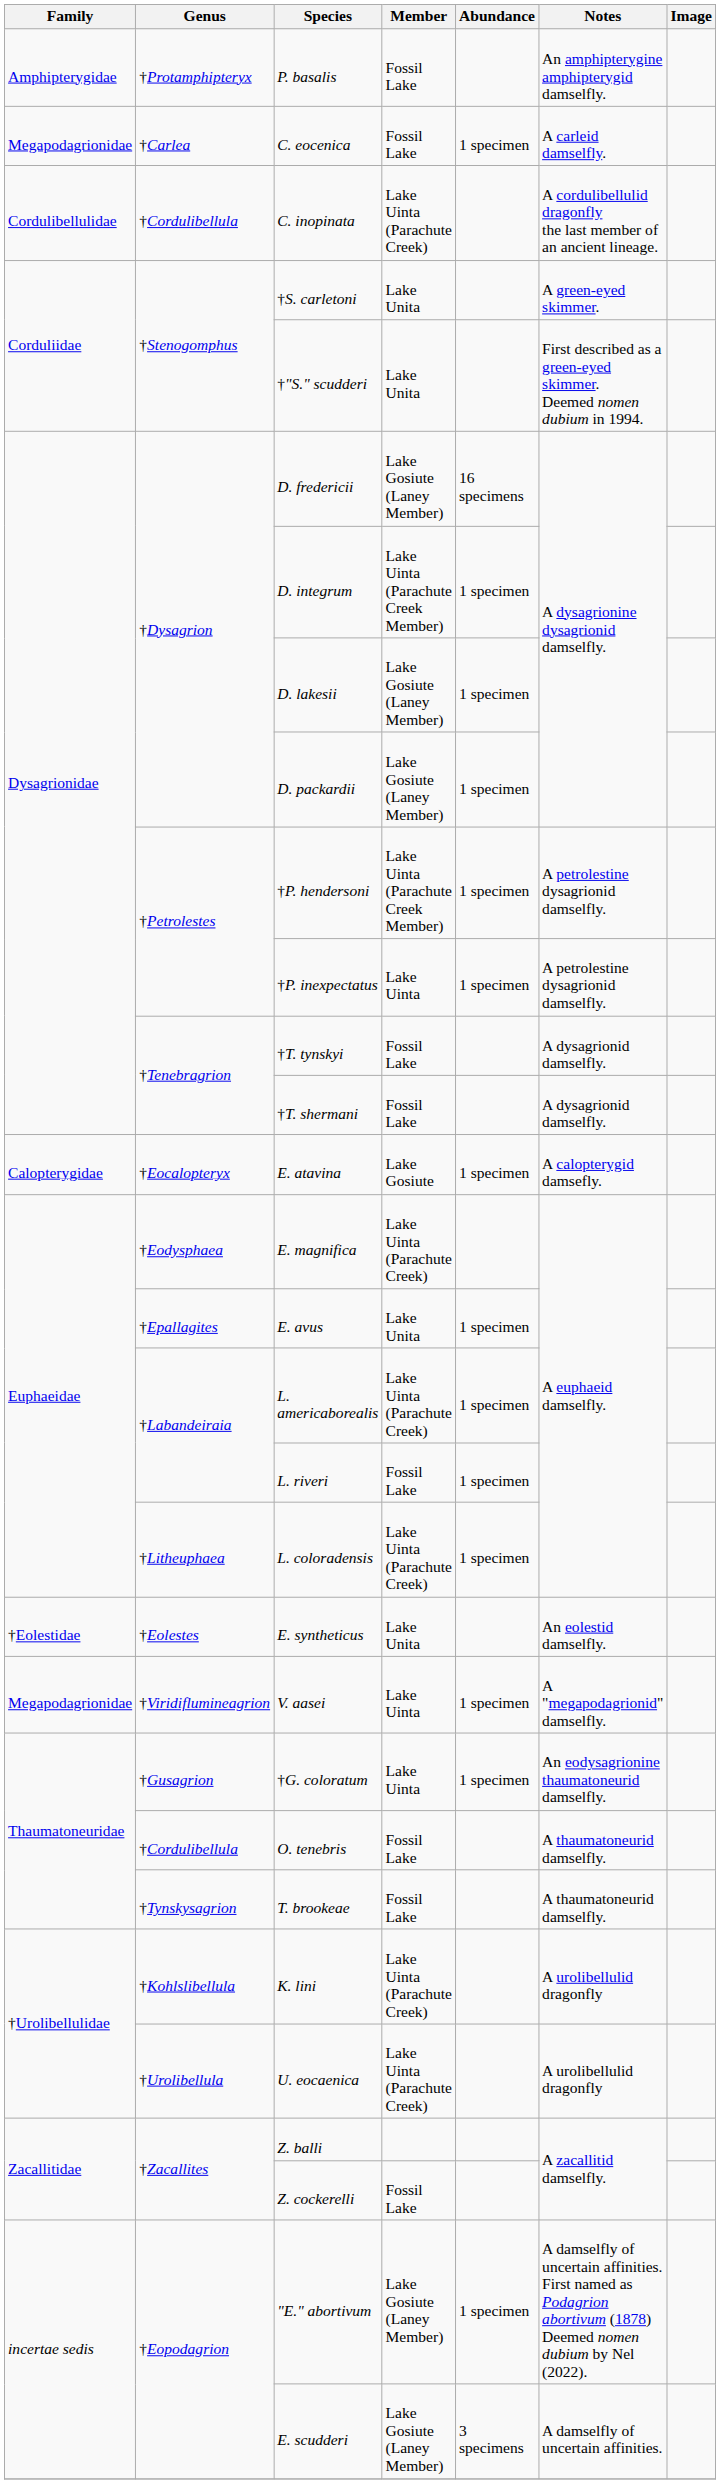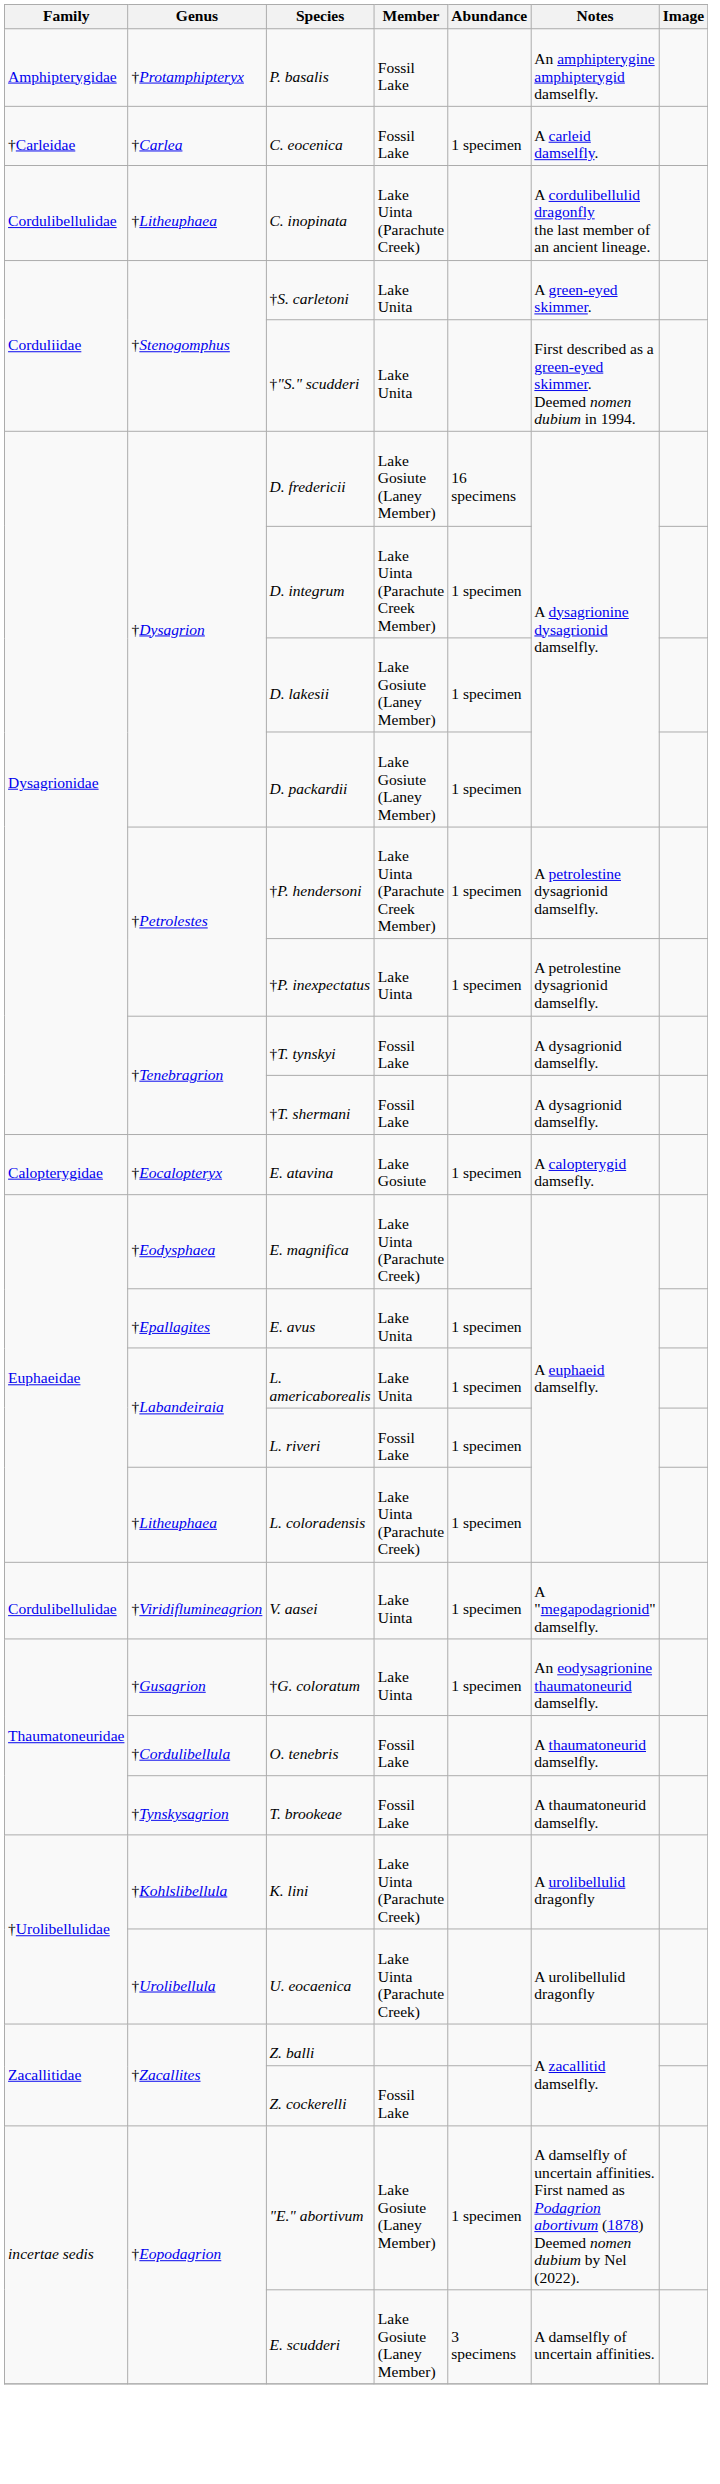(70, 144) Megapodagrionidae -> (42, 144) †Carleidae
(189, 221) †Cordulibellula -> (174, 221) †Litheuphaea
(419, 1404) Lake Uinta (Parachute Creek) -> (395, 1386) Lake Unita
- row: (320, 1635)
(70, 1703) Megapodagrionidae -> (62, 1609) Cordulibellulidae
